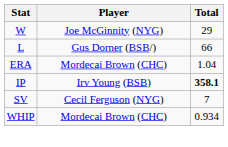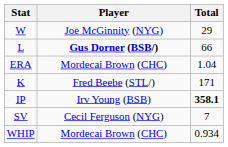(114, 47) normal -> (114, 47) bold
+ row: (21, 82)
